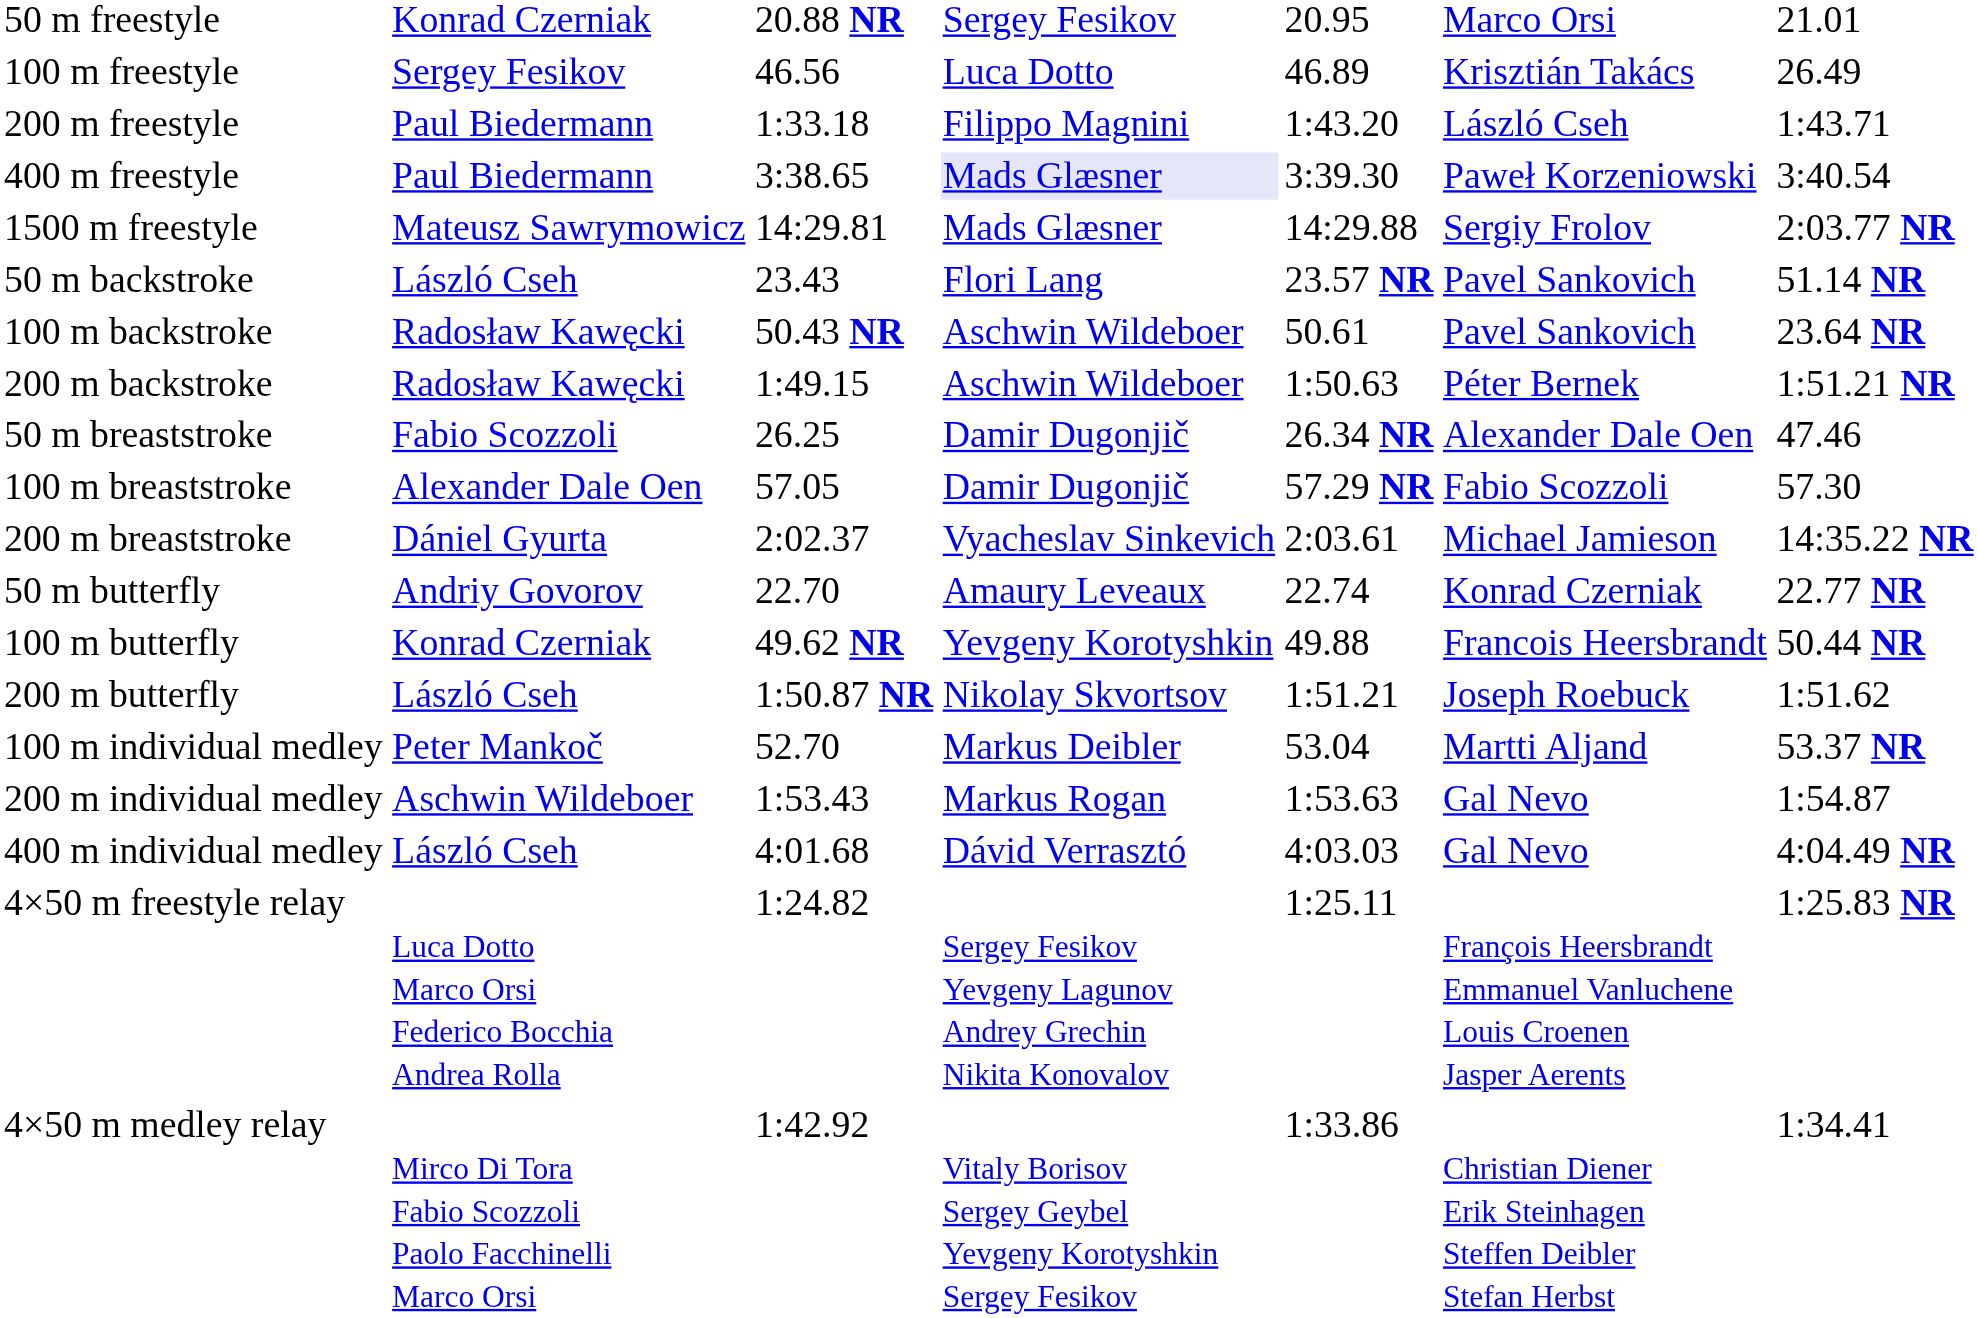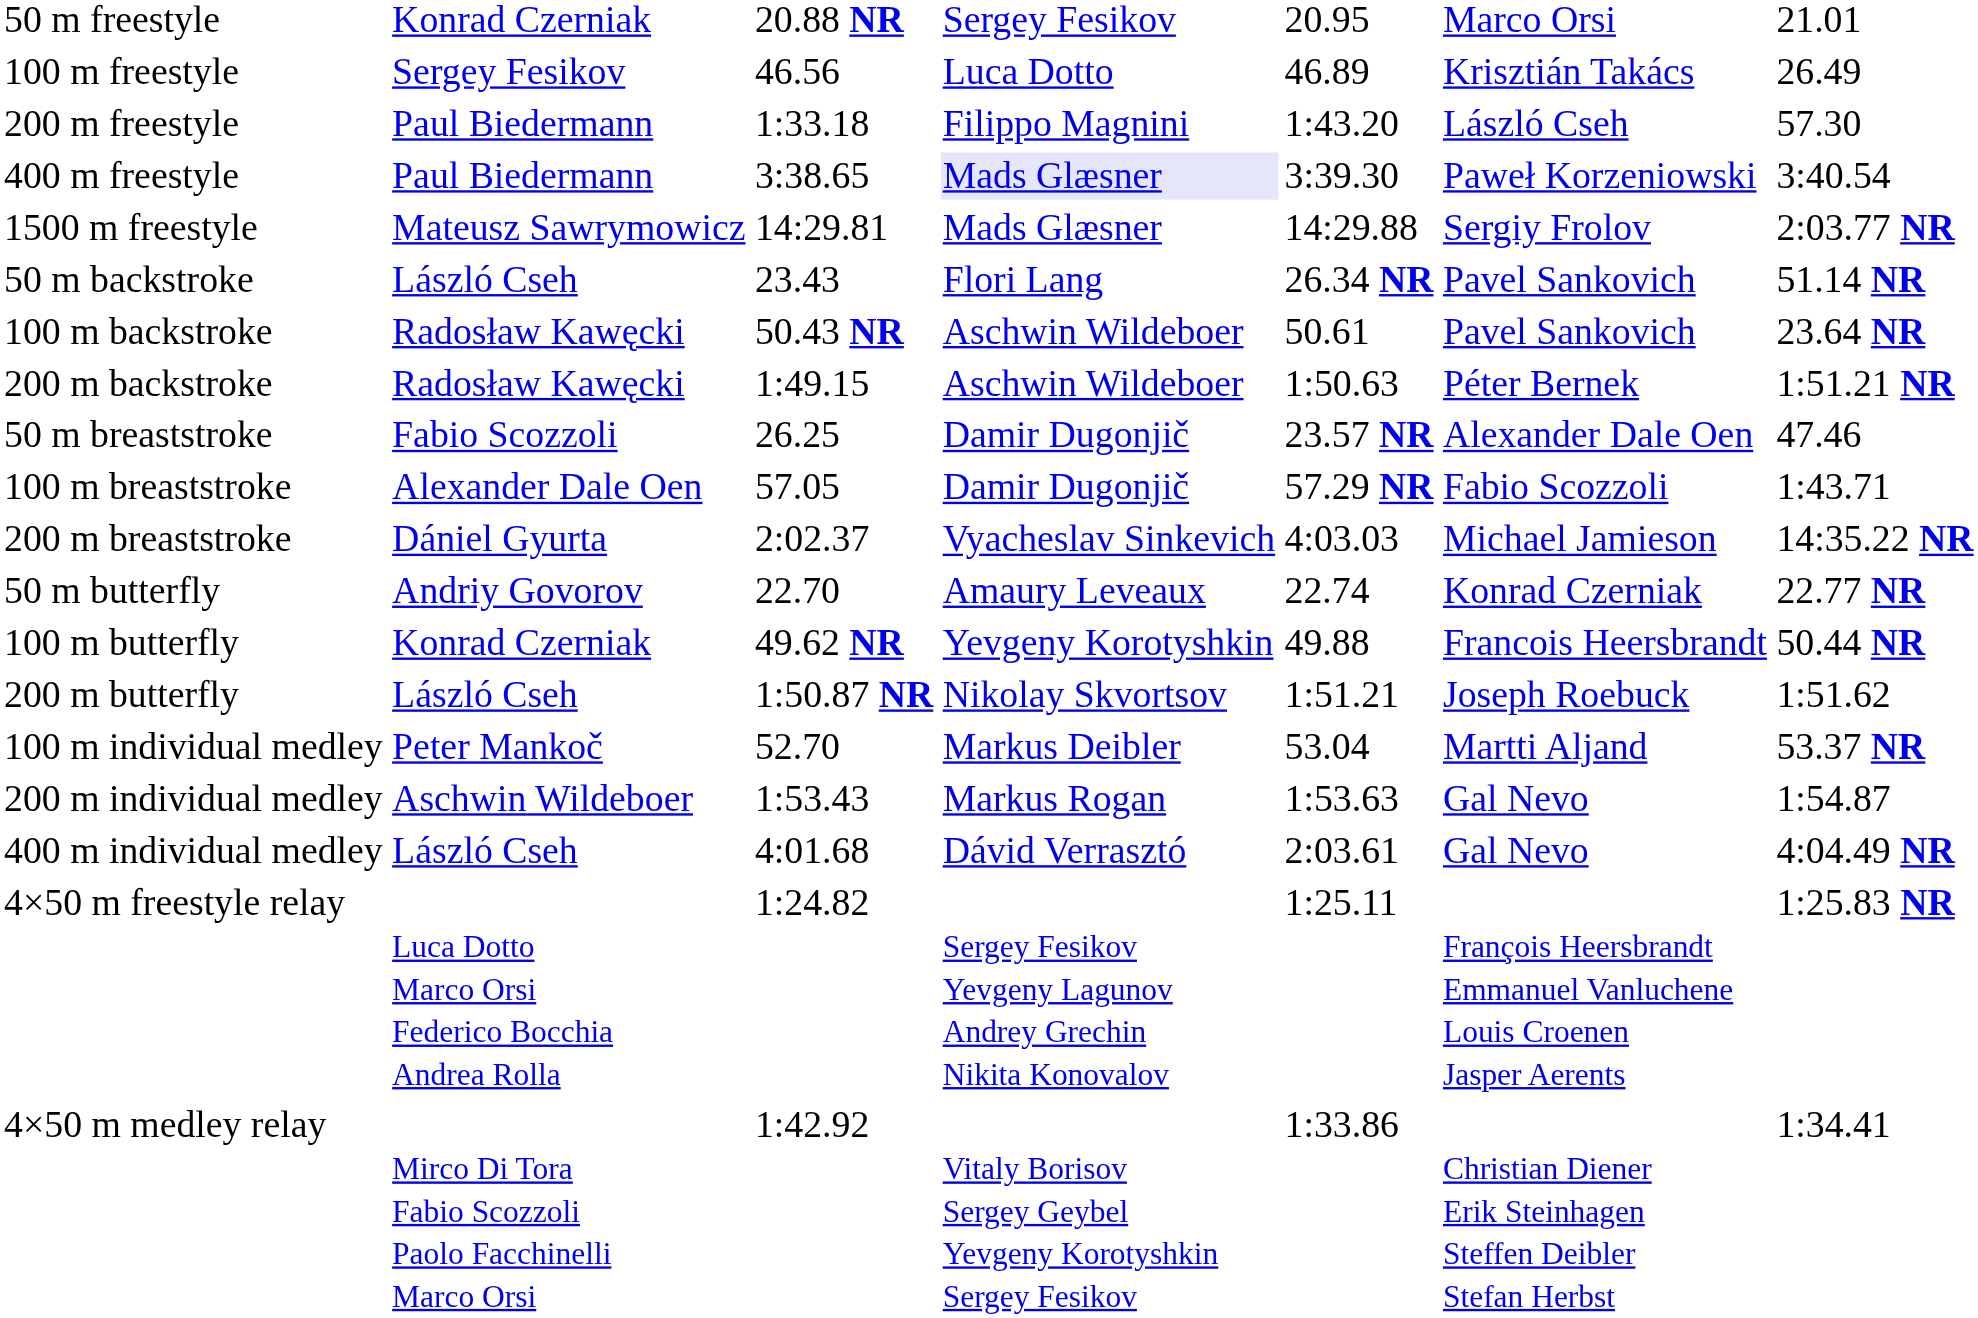(1834, 123) 1:43.71 -> (1819, 123) 57.30
(1359, 279) 23.57 NR -> (1359, 279) 26.34 NR
(1359, 434) 26.34 NR -> (1359, 434) 23.57 NR
(1819, 486) 57.30 -> (1834, 486) 1:43.71
(1342, 538) 2:03.61 -> (1342, 538) 4:03.03
(1342, 850) 4:03.03 -> (1342, 850) 2:03.61
